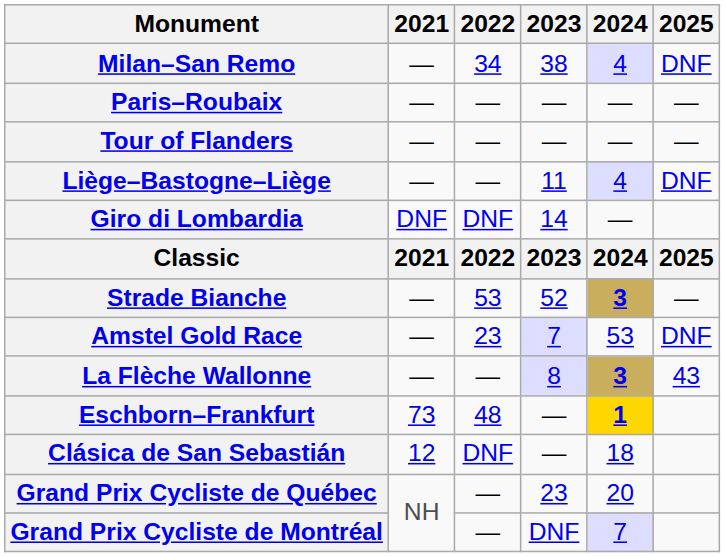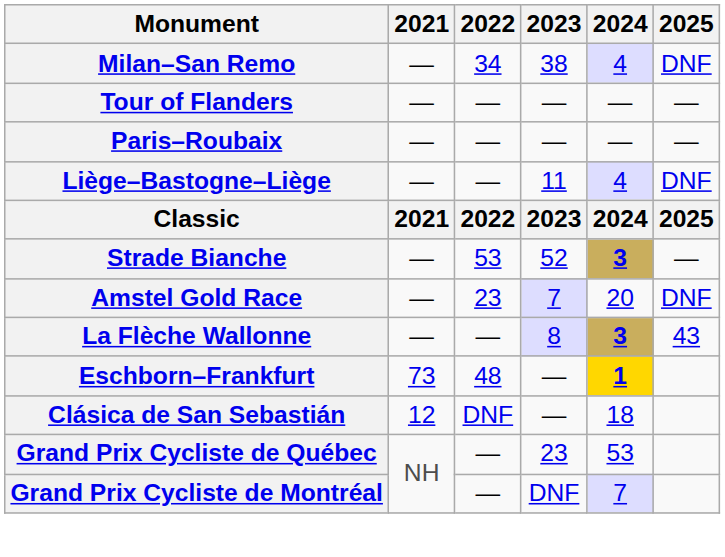rows swapped: (197, 141) <-> (197, 102)
- row: (197, 219)
(620, 336) 53 -> (620, 297) 20
(620, 492) 20 -> (620, 453) 53
